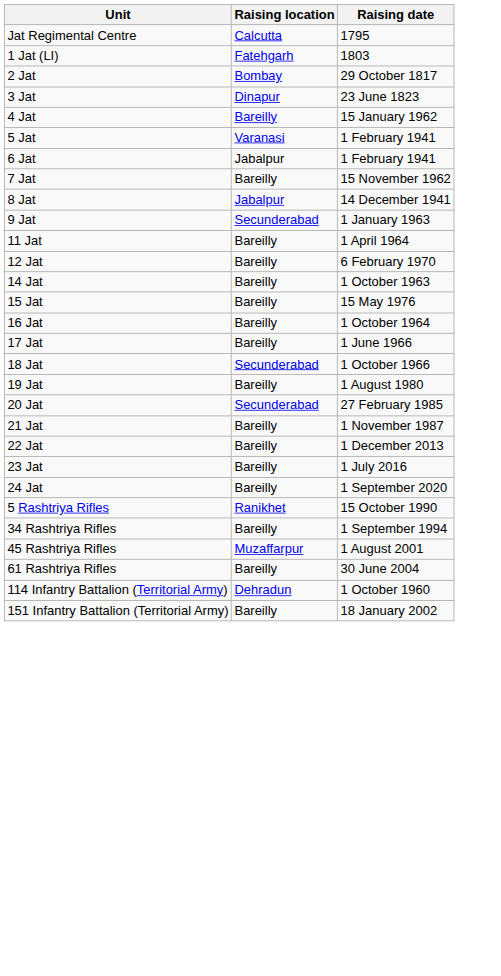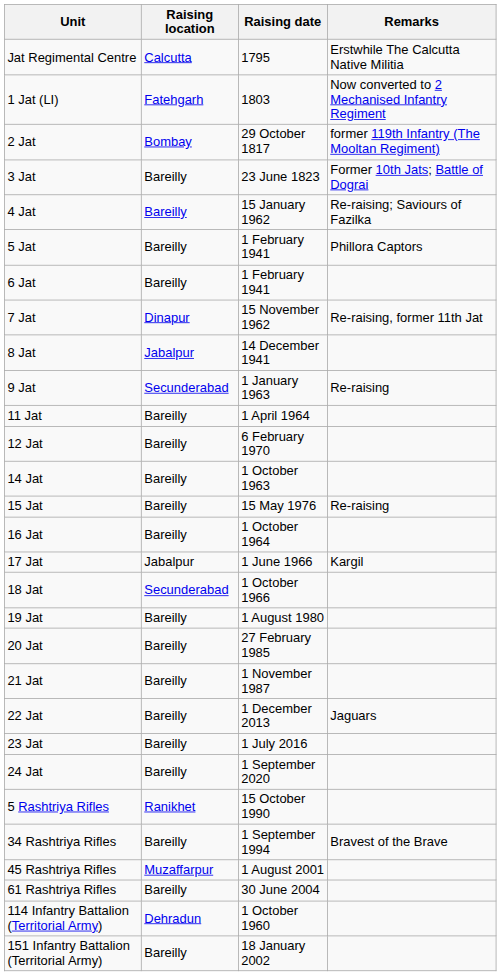+ column: (412, 22)
(257, 96) Dinapur -> (166, 177) Bareilly
(260, 138) Varanasi -> (166, 247) Bareilly
(259, 158) Jabalpur -> (166, 282) Bareilly
(256, 179) Bareilly -> (167, 317) Dinapur
(256, 343) Bareilly -> (169, 562) Jabalpur
(277, 405) Secunderabad -> (166, 645) Bareilly
